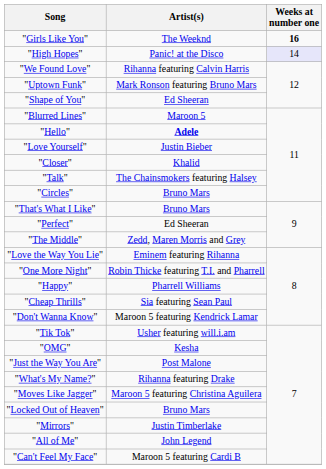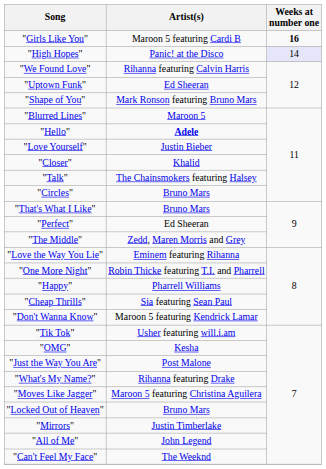(186, 38) The Weeknd -> (186, 38) Maroon 5 featuring Cardi B
(186, 85) Mark Ronson featuring Bruno Mars -> (186, 85) Ed Sheeran
(186, 100) Ed Sheeran -> (186, 100) Mark Ronson featuring Bruno Mars
(186, 456) Maroon 5 featuring Cardi B -> (186, 456) The Weeknd
